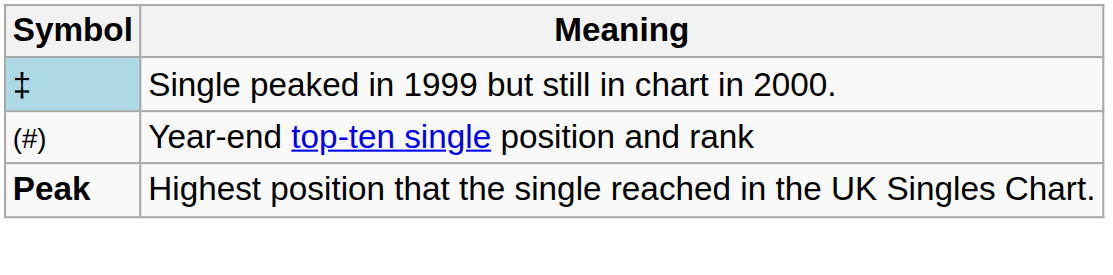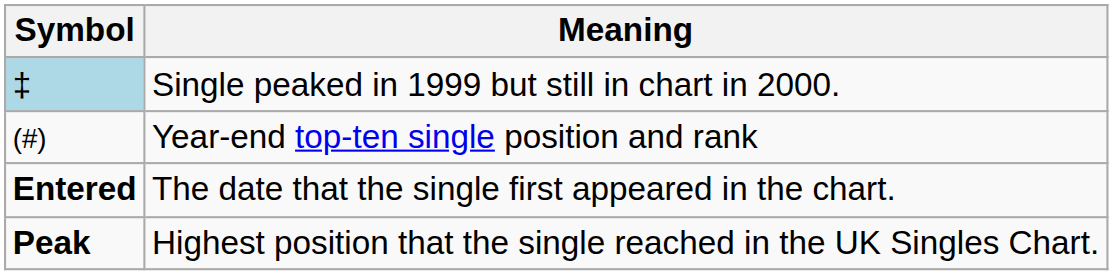+ row: (75, 189)
